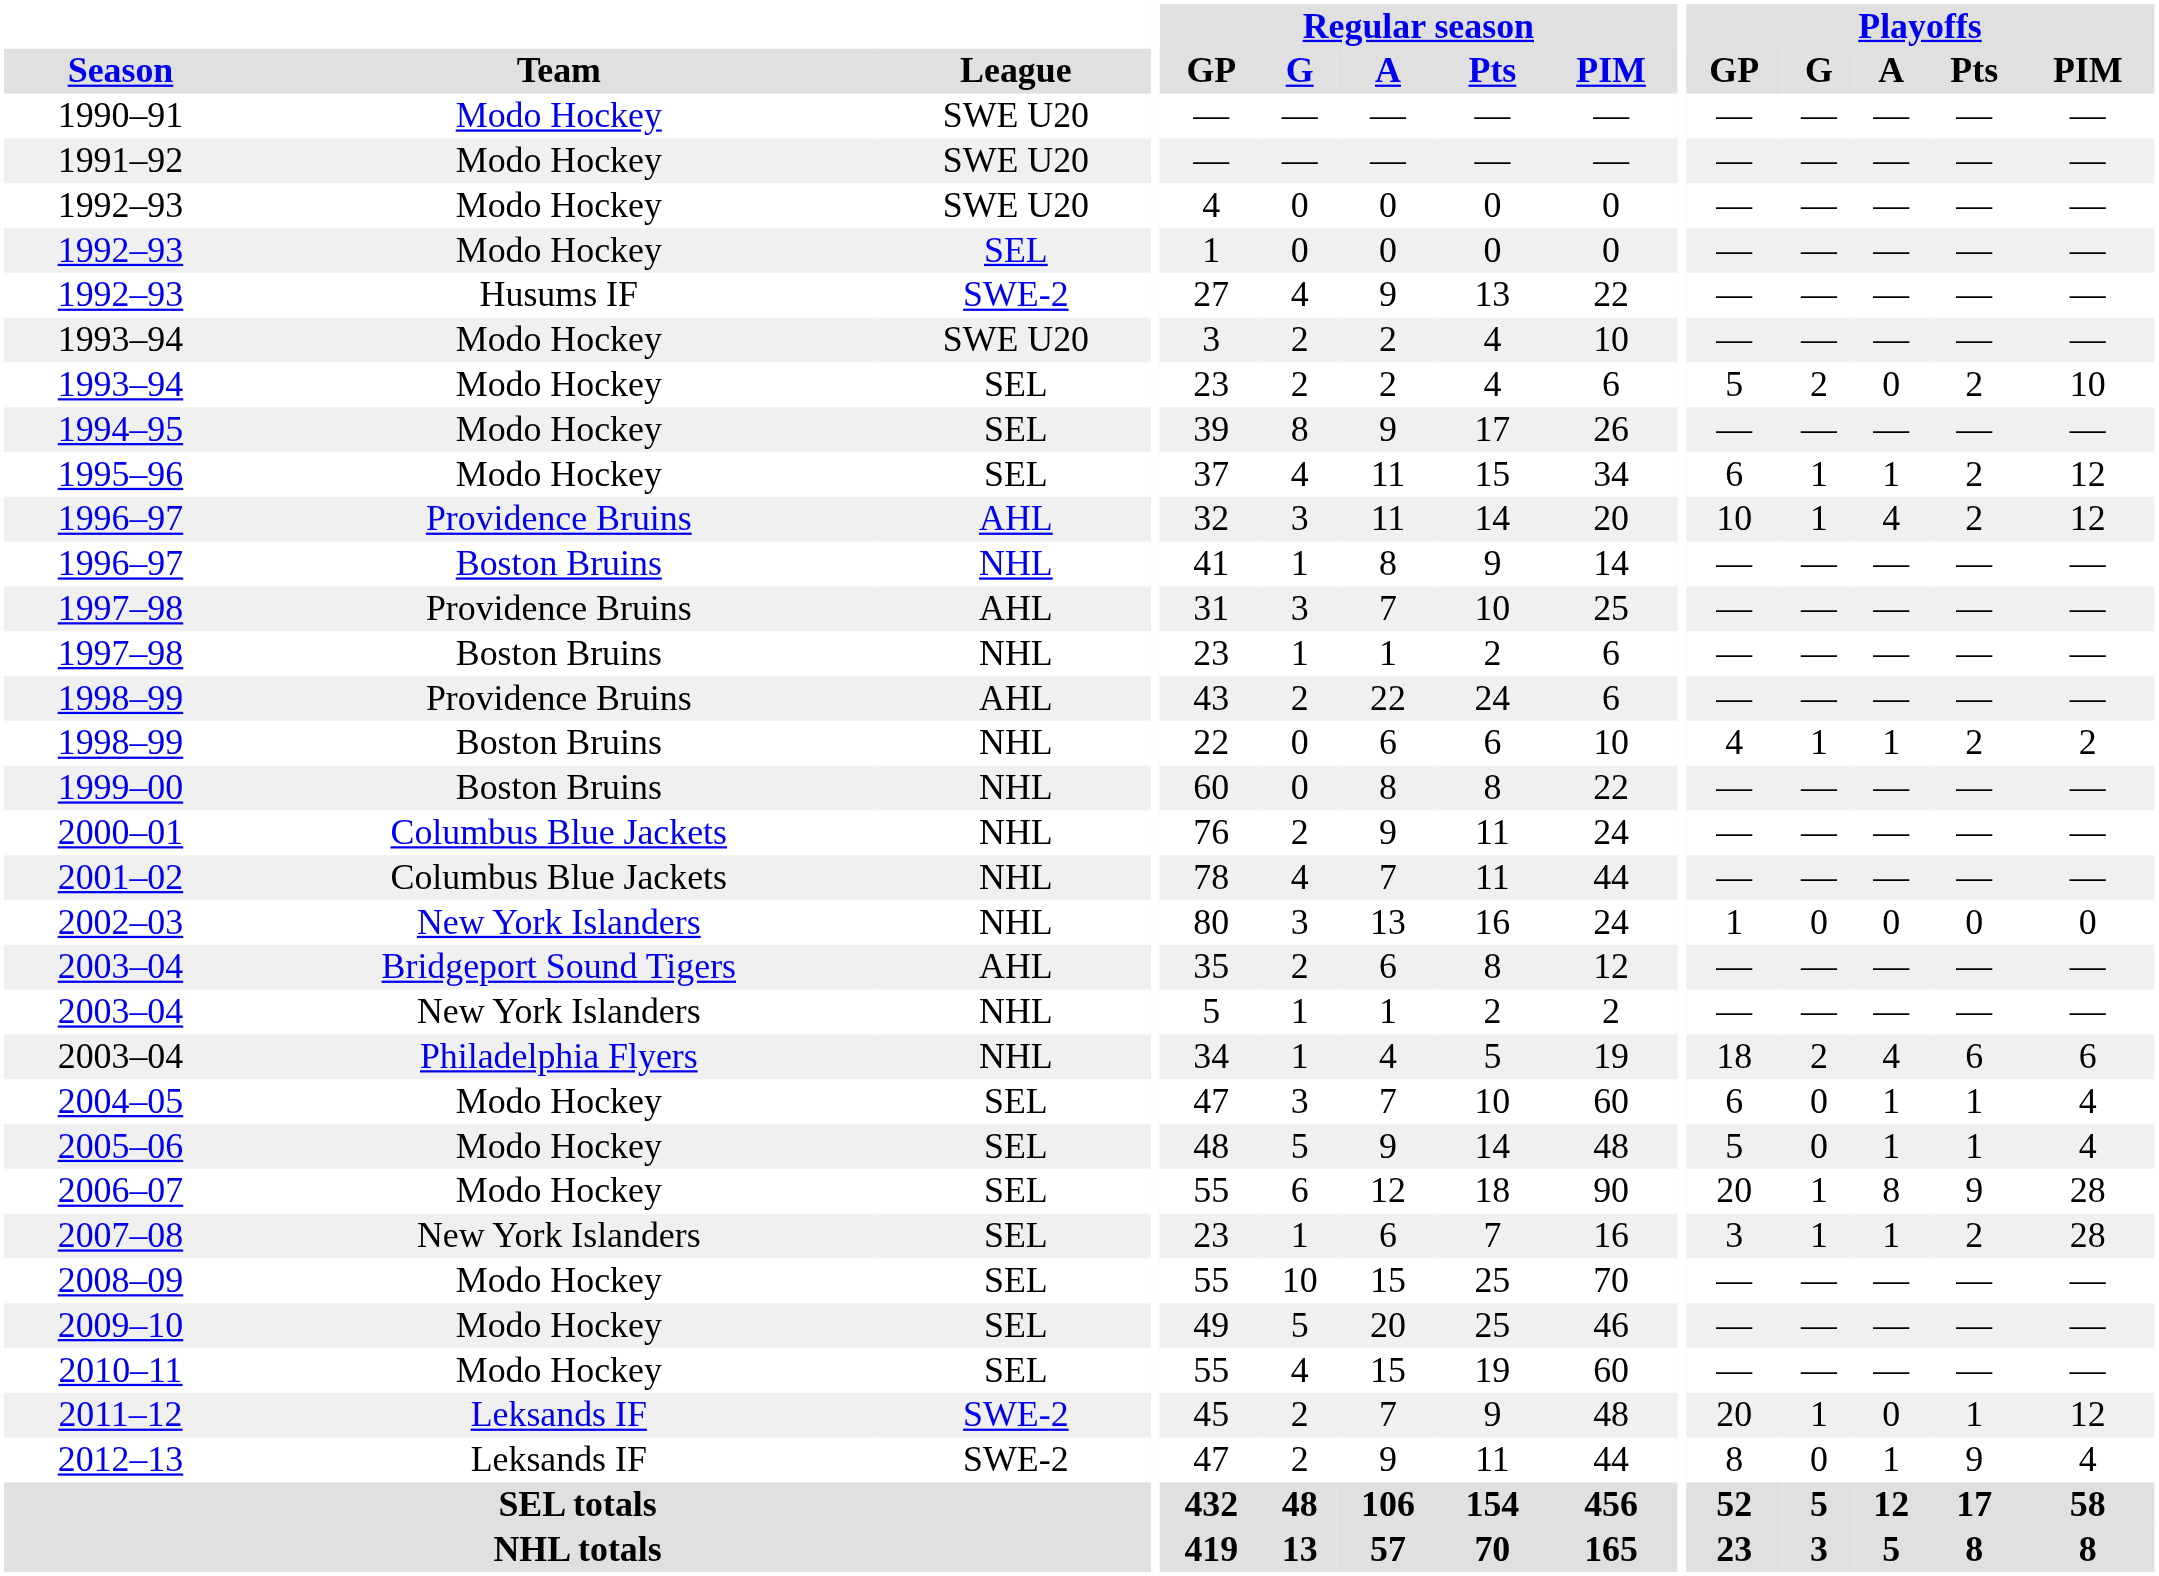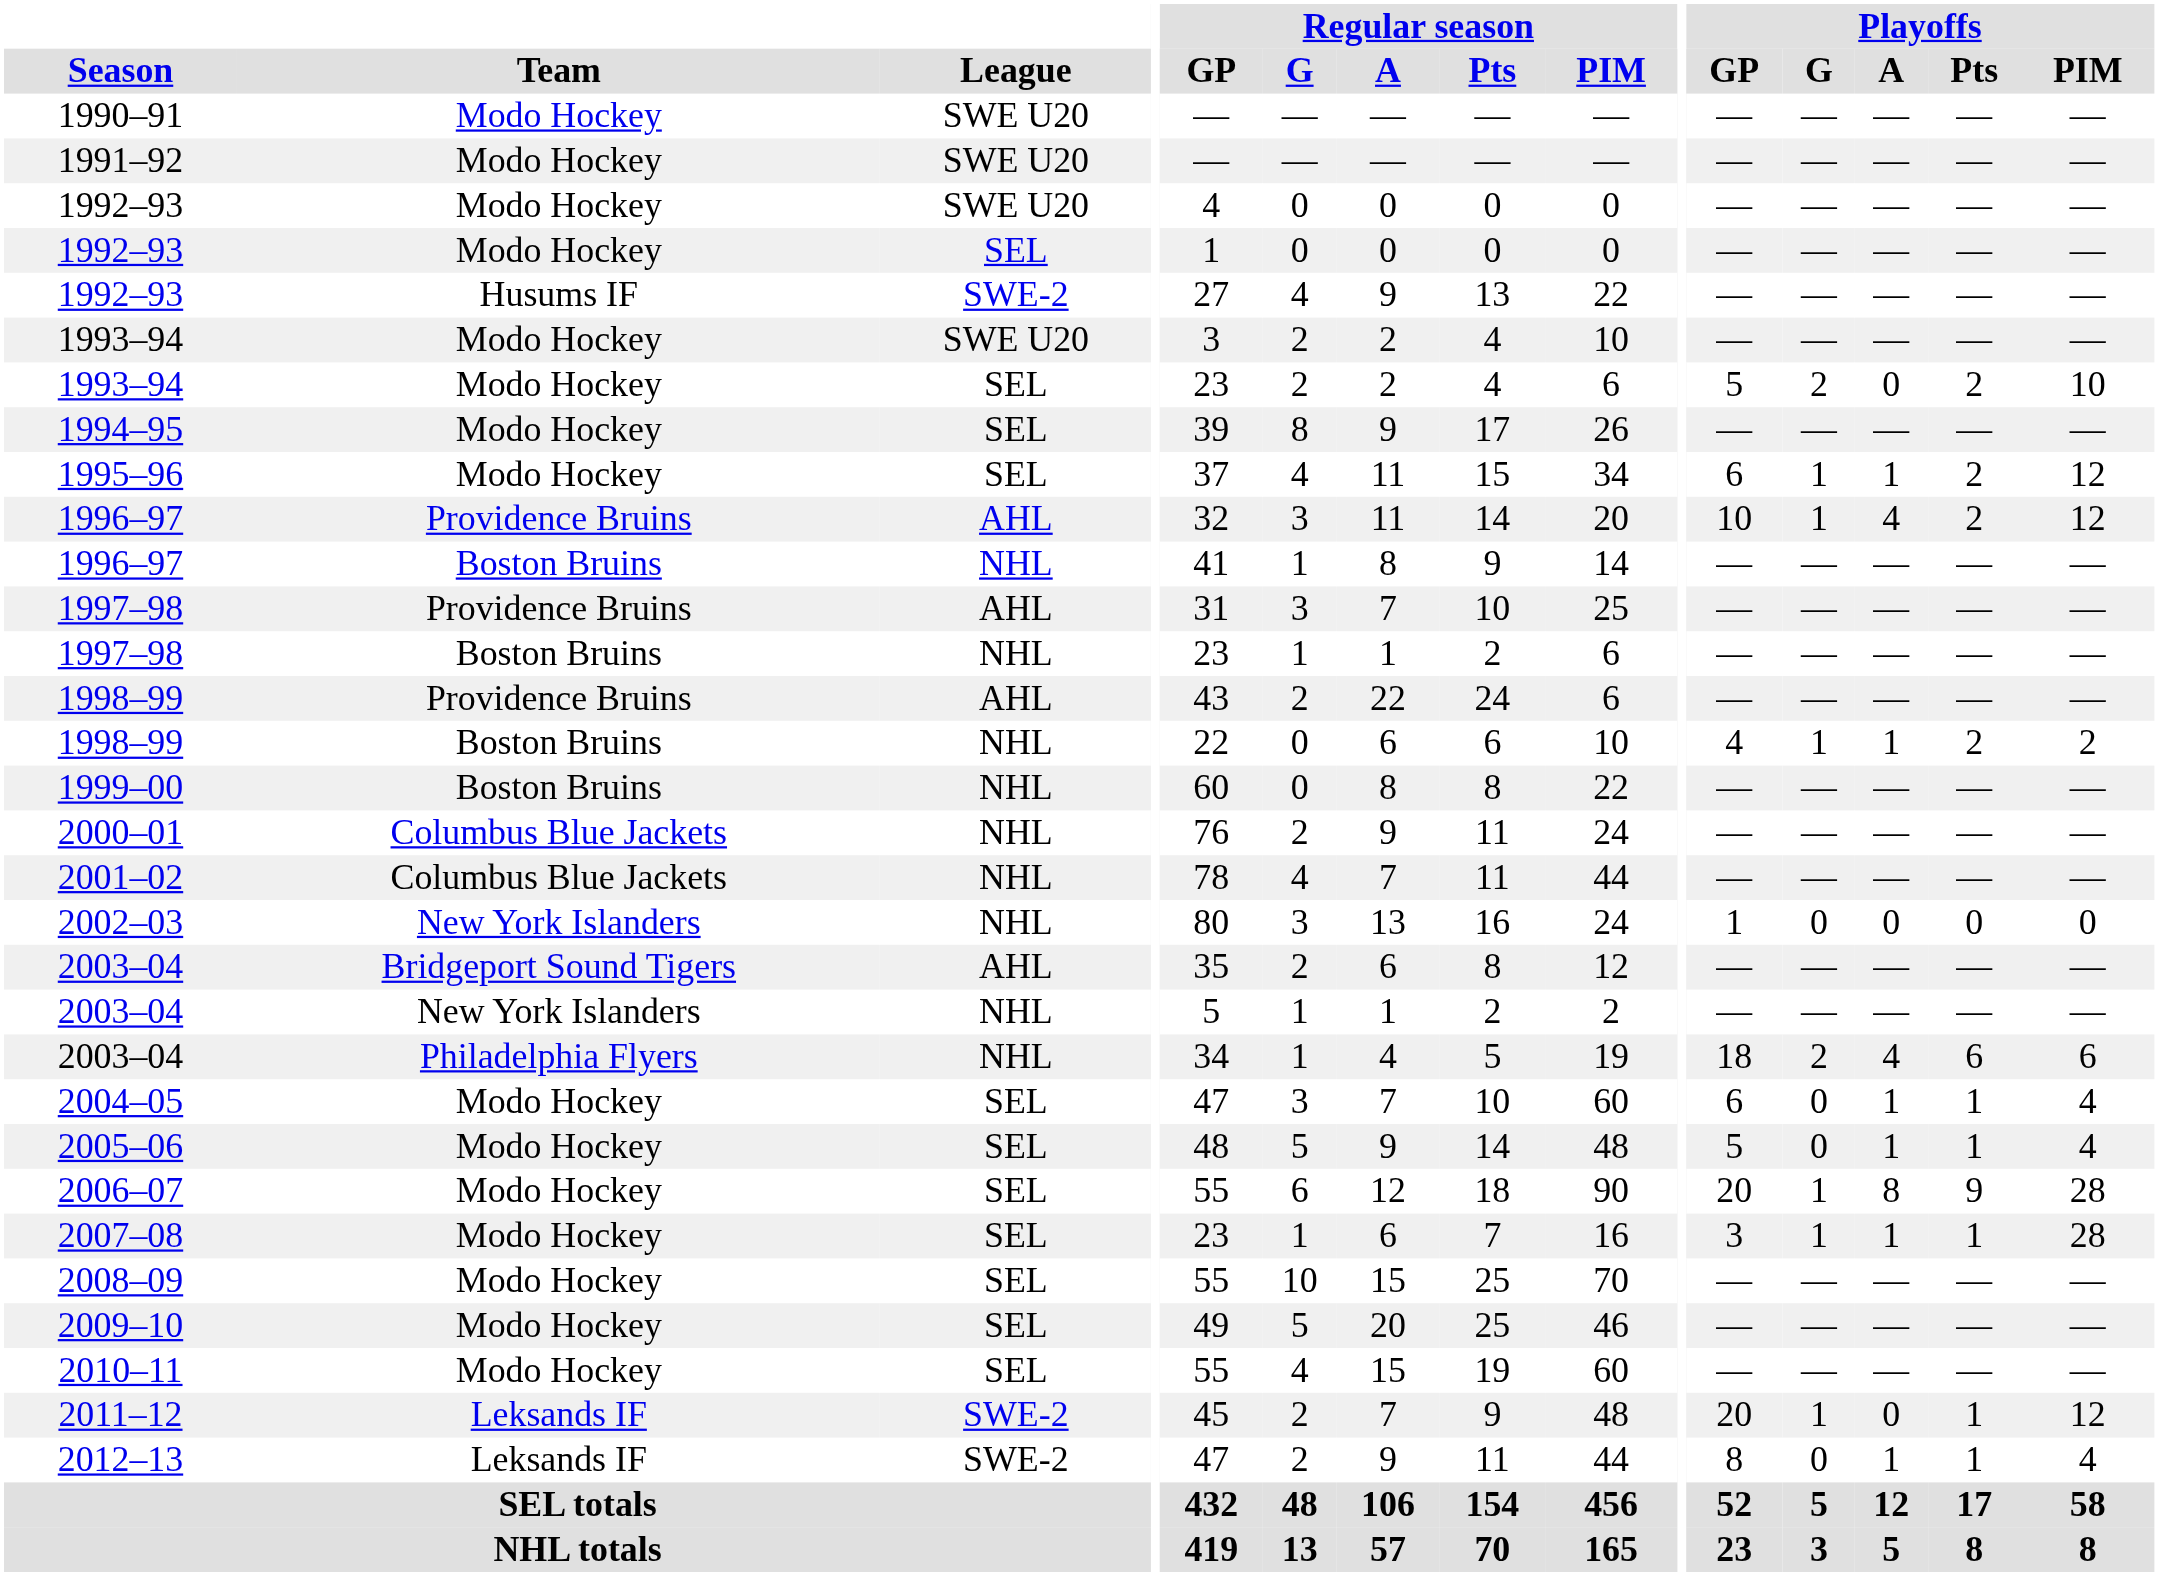(559, 1235) New York Islanders -> (559, 1235) Modo Hockey
(1974, 1235) 2 -> (1974, 1235) 1
(1974, 1459) 9 -> (1974, 1459) 1
